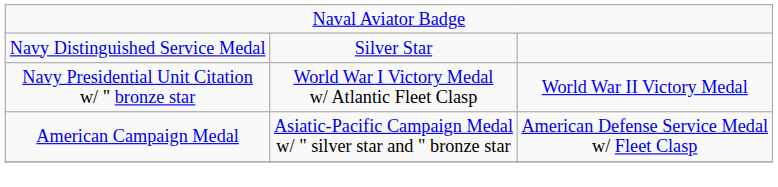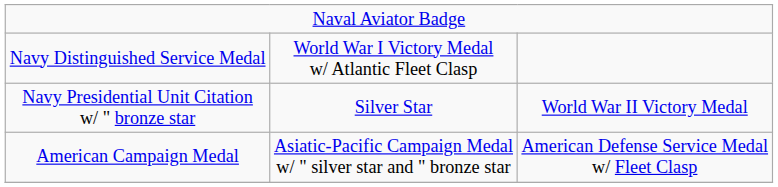(393, 47) Silver Star -> (393, 58) World War I Victory Medal w/ Atlantic Fleet Clasp
(393, 87) World War I Victory Medal w/ Atlantic Fleet Clasp -> (393, 107) Silver Star
